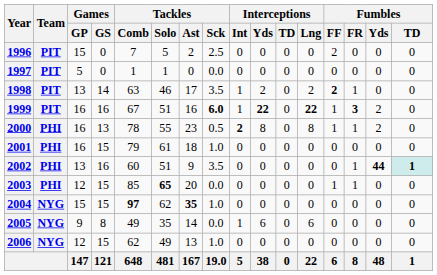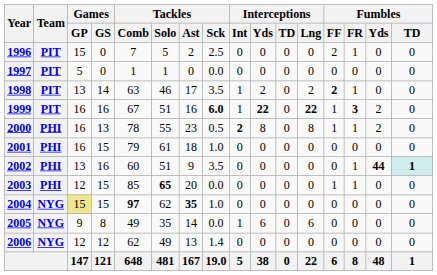(355, 52) 0 -> (355, 52) 1
(79, 204) no background -> (79, 204) khaki background
(103, 242) 15 -> (103, 242) 12
(216, 242) 1.0 -> (216, 242) 1.4
